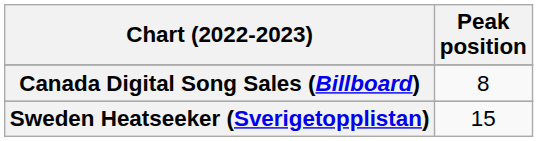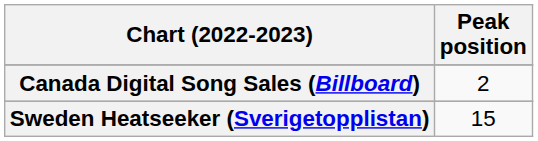(483, 82) 8 -> (483, 82) 2
